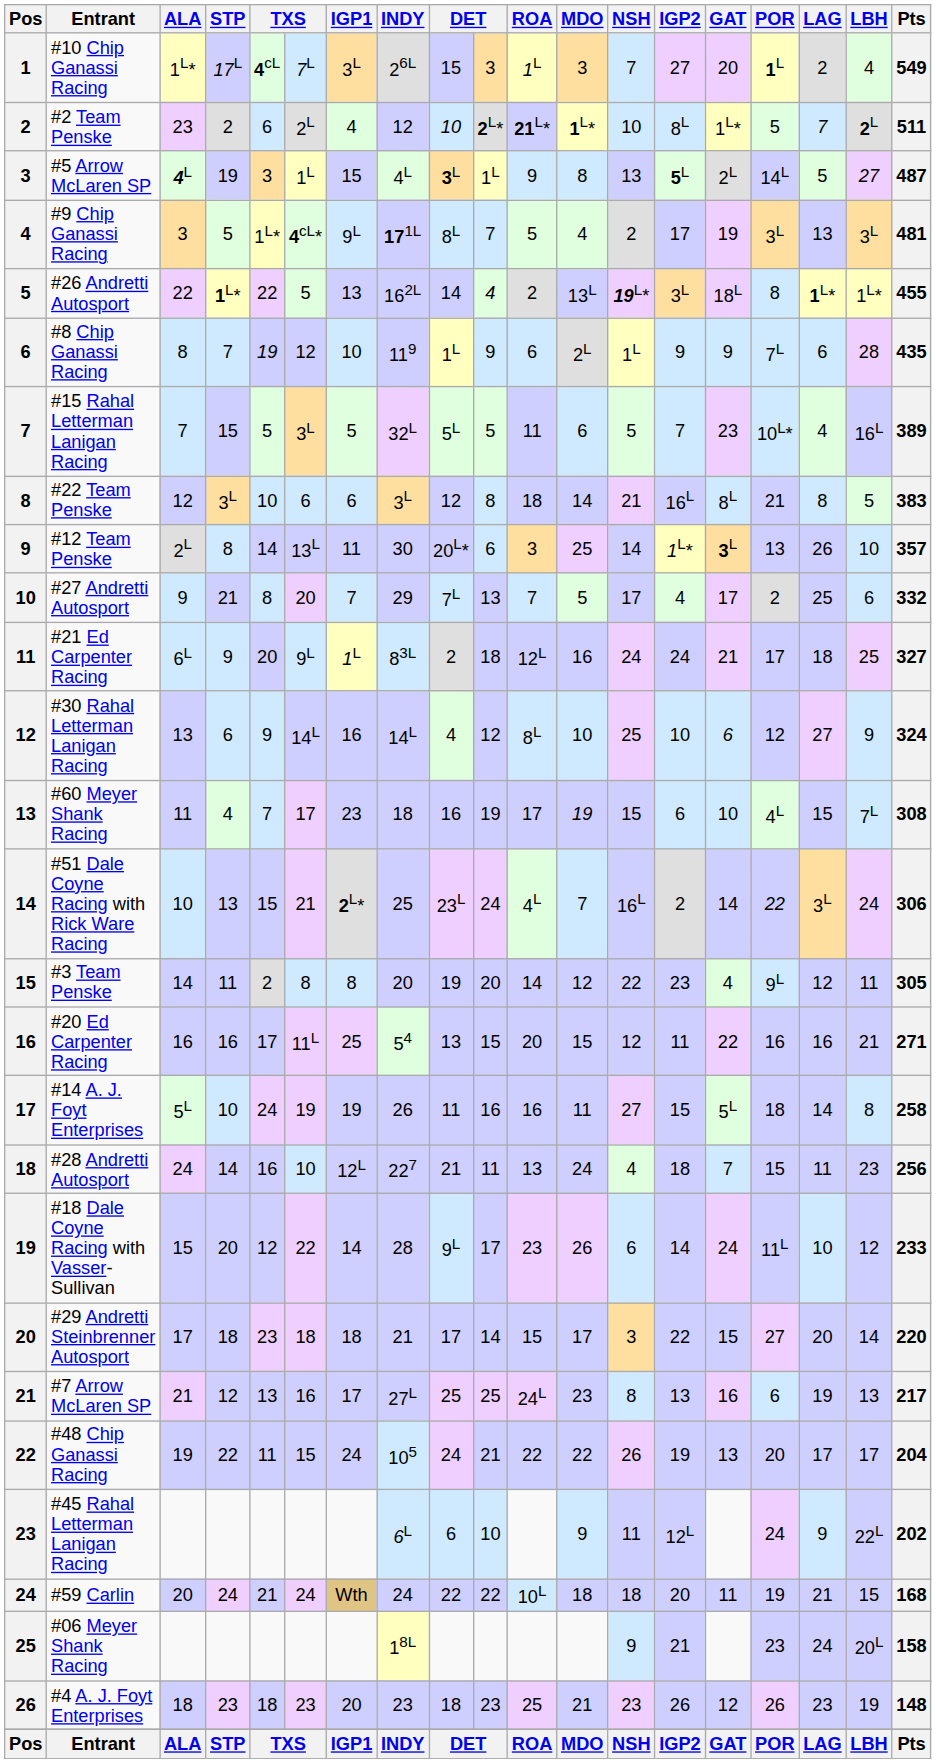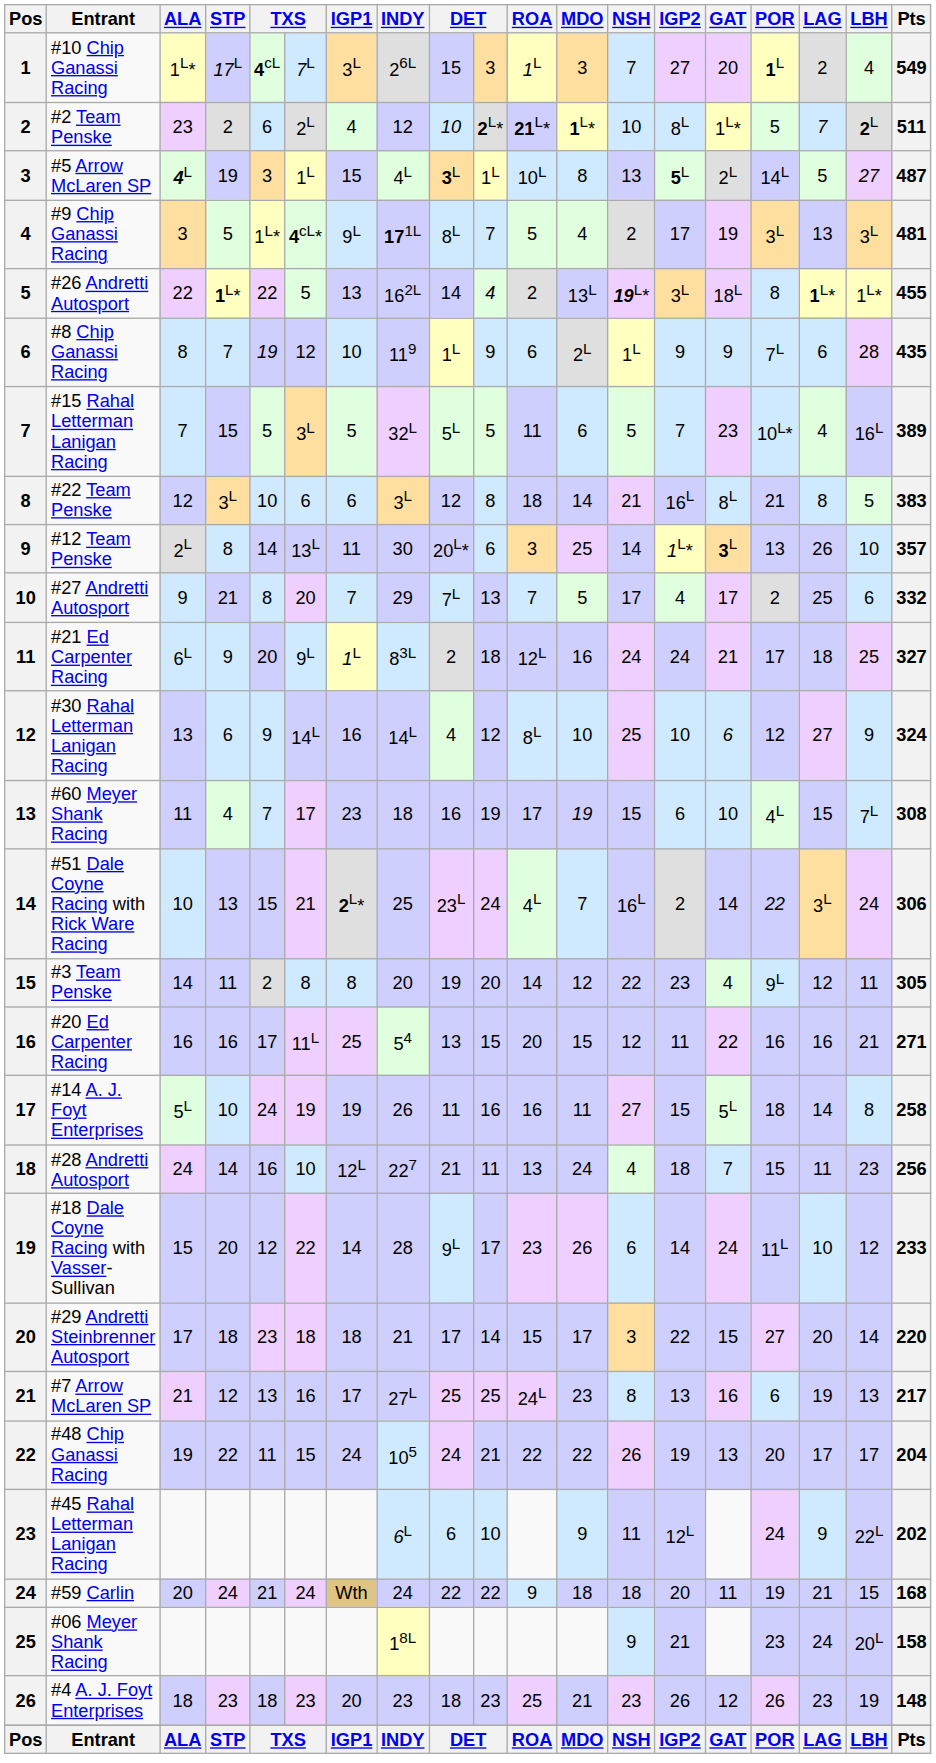(532, 175) 9 -> (532, 175) 10L
(532, 1595) 10L -> (532, 1592) 9
